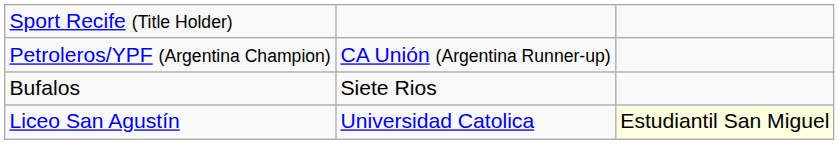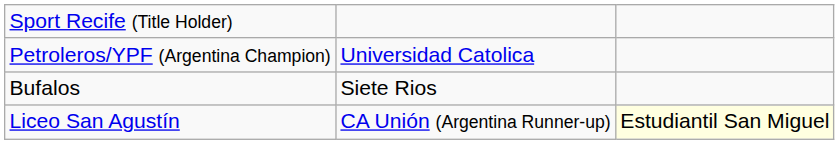(476, 54) CA Unión (Argentina Runner-up) -> (437, 54) Universidad Catolica
(437, 121) Universidad Catolica -> (476, 121) CA Unión (Argentina Runner-up)
